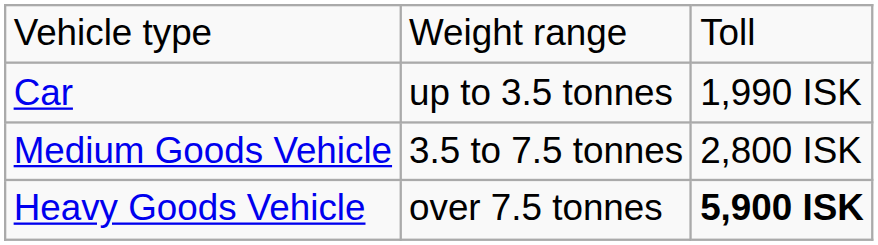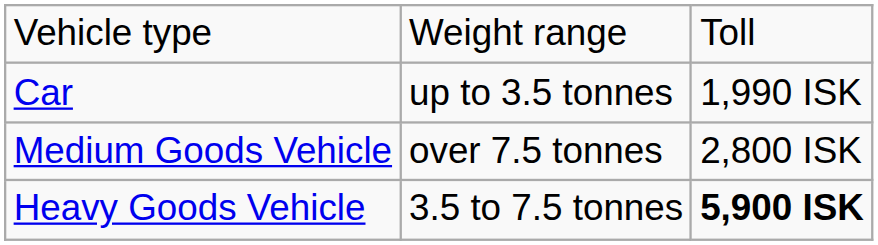(546, 150) 3.5 to 7.5 tonnes -> (536, 150) over 7.5 tonnes
(536, 208) over 7.5 tonnes -> (546, 208) 3.5 to 7.5 tonnes
